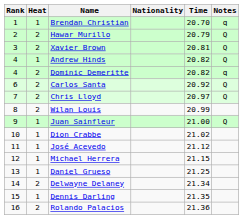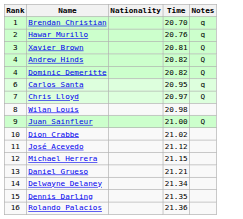- column: (37, 11)
(198, 36) 20.79 -> (176, 36) 20.76
(225, 36) Q -> (203, 36) q
(225, 73) q -> (203, 73) Q
(198, 85) 20.92 -> (176, 85) 20.95
(225, 85) Q -> (203, 85) q
(198, 110) 20.99 -> (176, 110) 20.98
(198, 172) 21.25 -> (176, 172) 21.21
